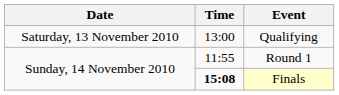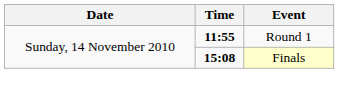- row: (289, 36)
(220, 57) normal -> (220, 36) bold
